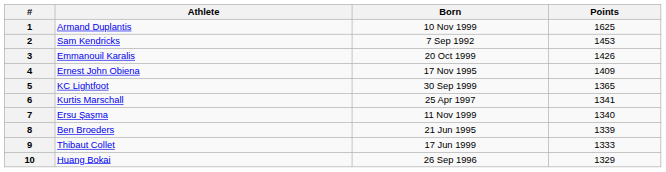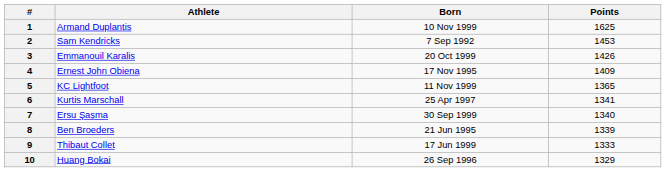(450, 86) 30 Sep 1999 -> (450, 86) 11 Nov 1999
(450, 116) 11 Nov 1999 -> (450, 116) 30 Sep 1999
